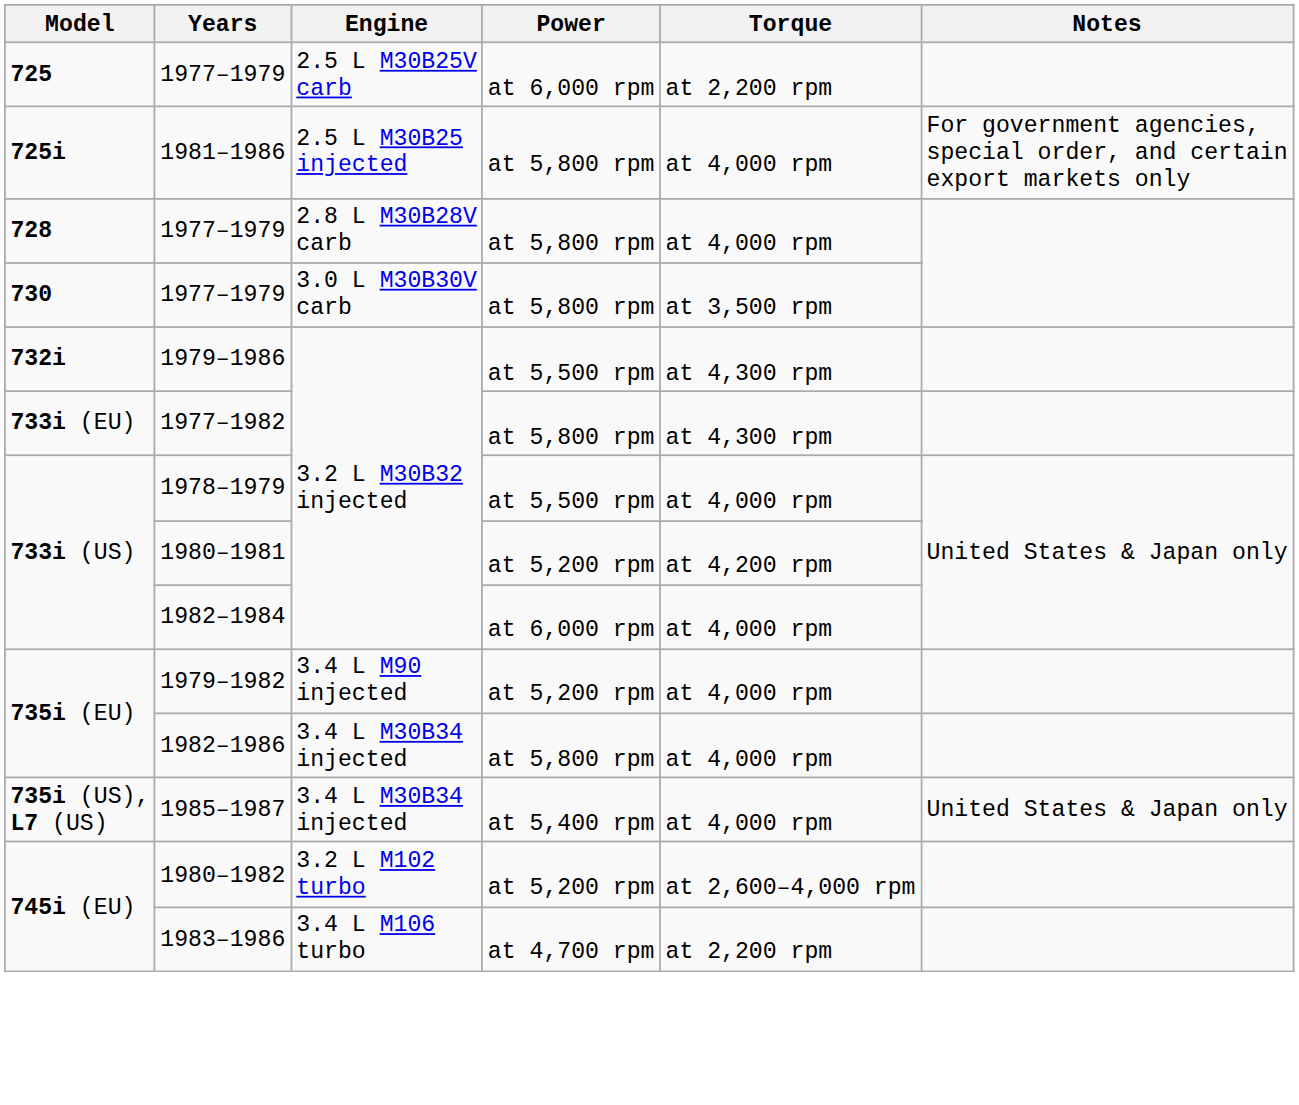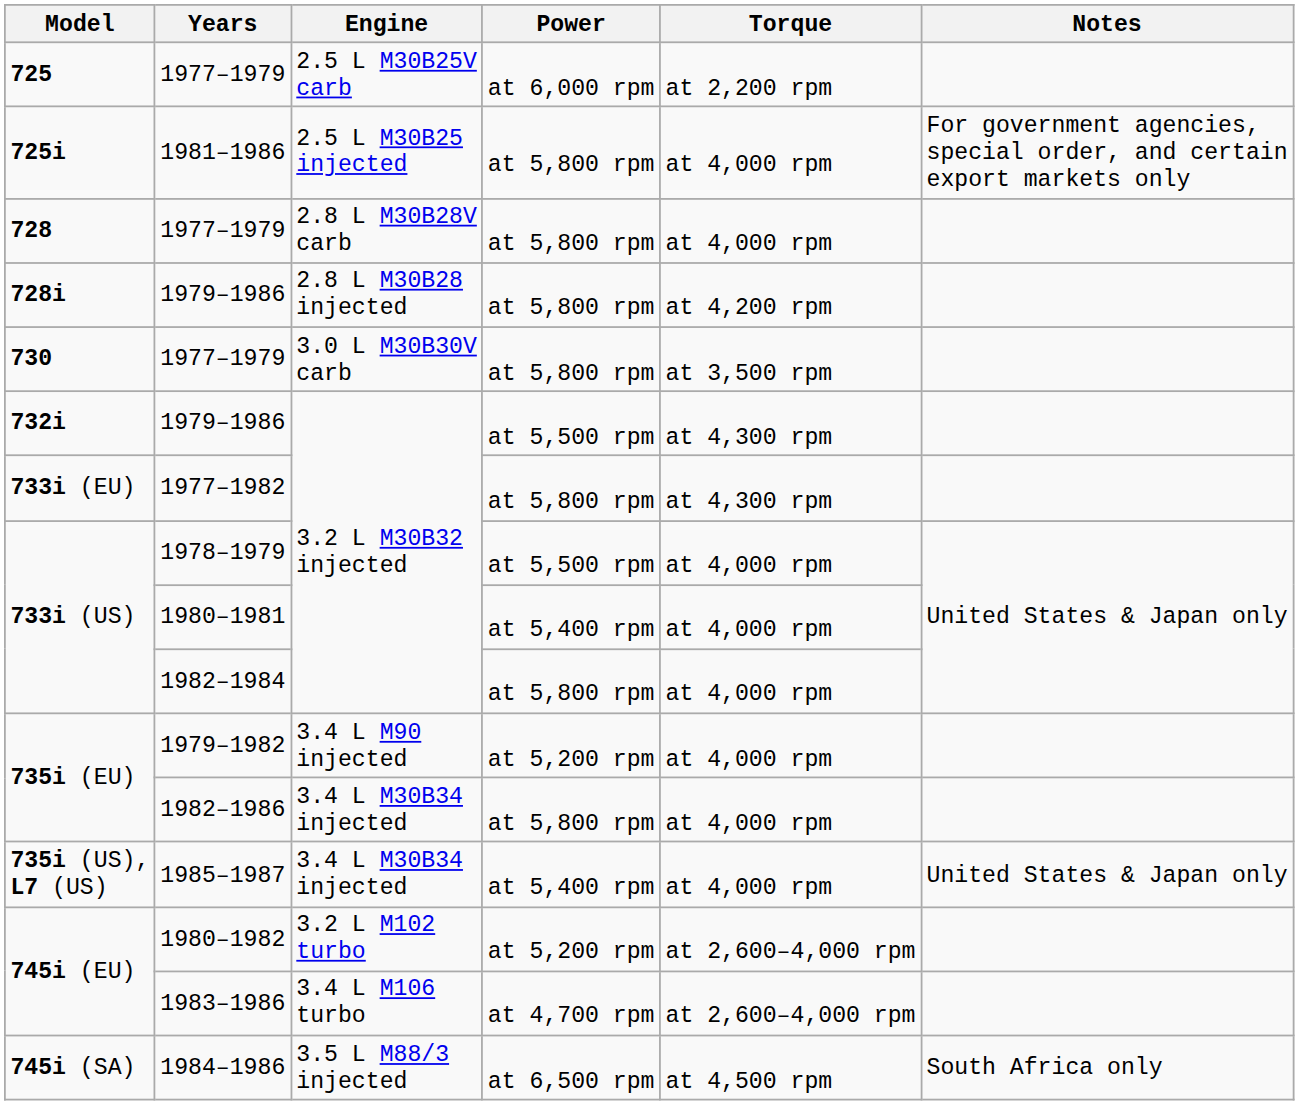+ row: (38, 295)
(571, 566) at 5,200 rpm -> (571, 630) at 5,400 rpm
(749, 566) at 4,200 rpm -> (749, 630) at 4,000 rpm
(571, 630) at 6,000 rpm -> (571, 695) at 5,800 rpm
(749, 952) at 2,200 rpm -> (791, 1017) at 2,600–4,000 rpm
+ row: (73, 1068)
